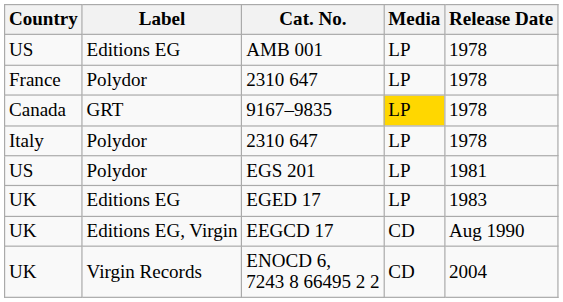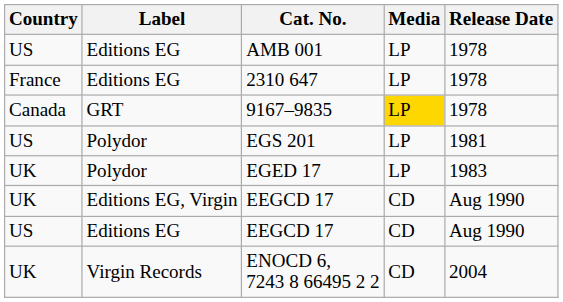(117, 79) Polydor -> (133, 79) Editions EG
- row: (26, 140)
(133, 200) Editions EG -> (117, 170) Polydor
+ row: (21, 230)
